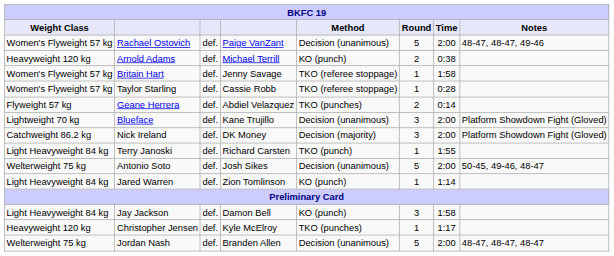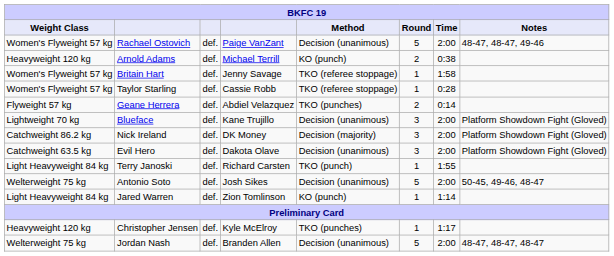+ row: (136, 150)
- row: (143, 212)
